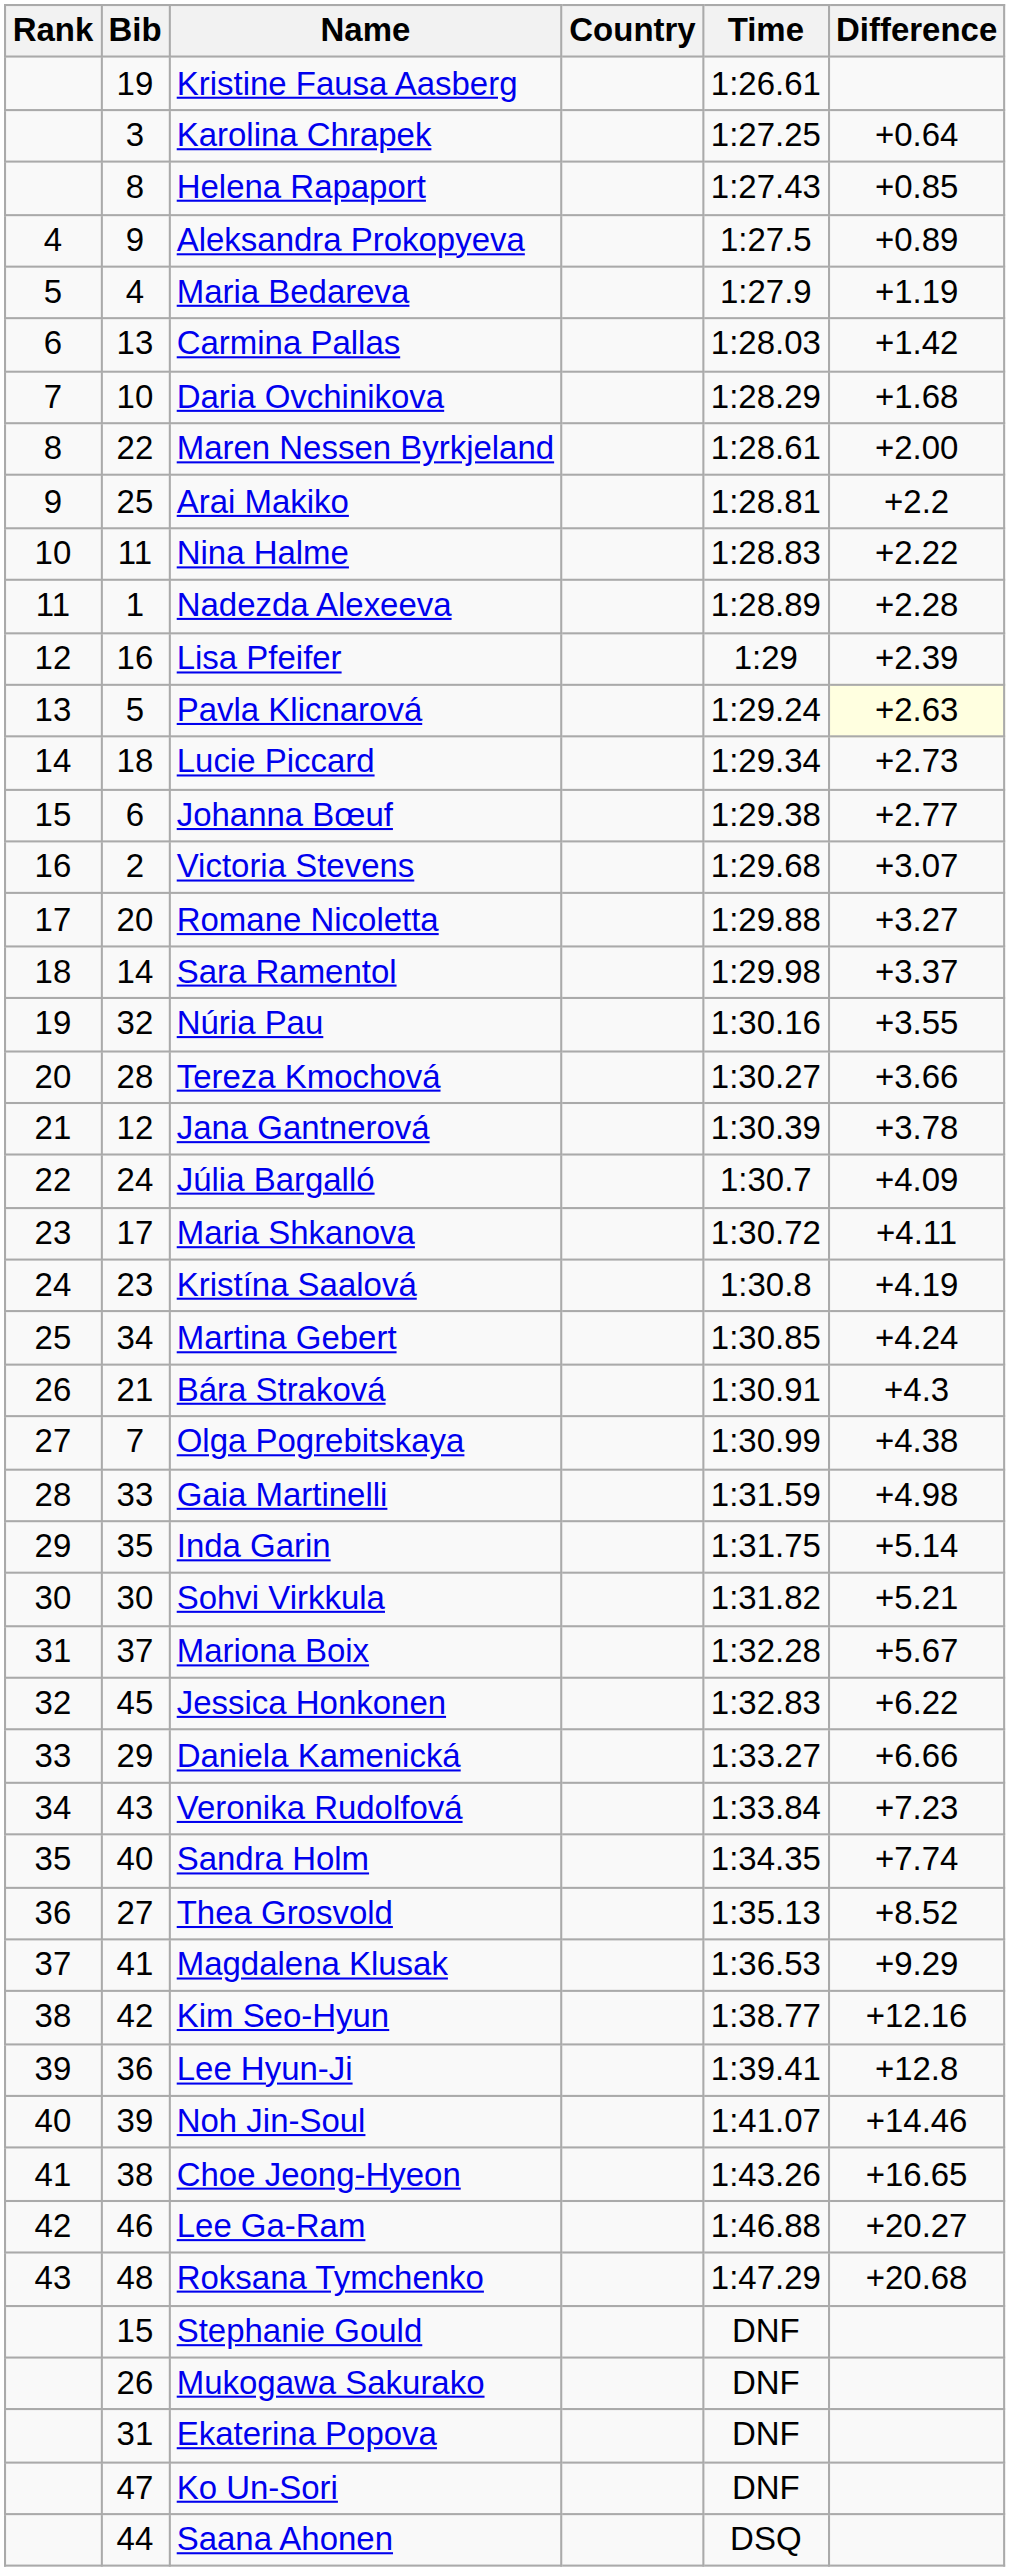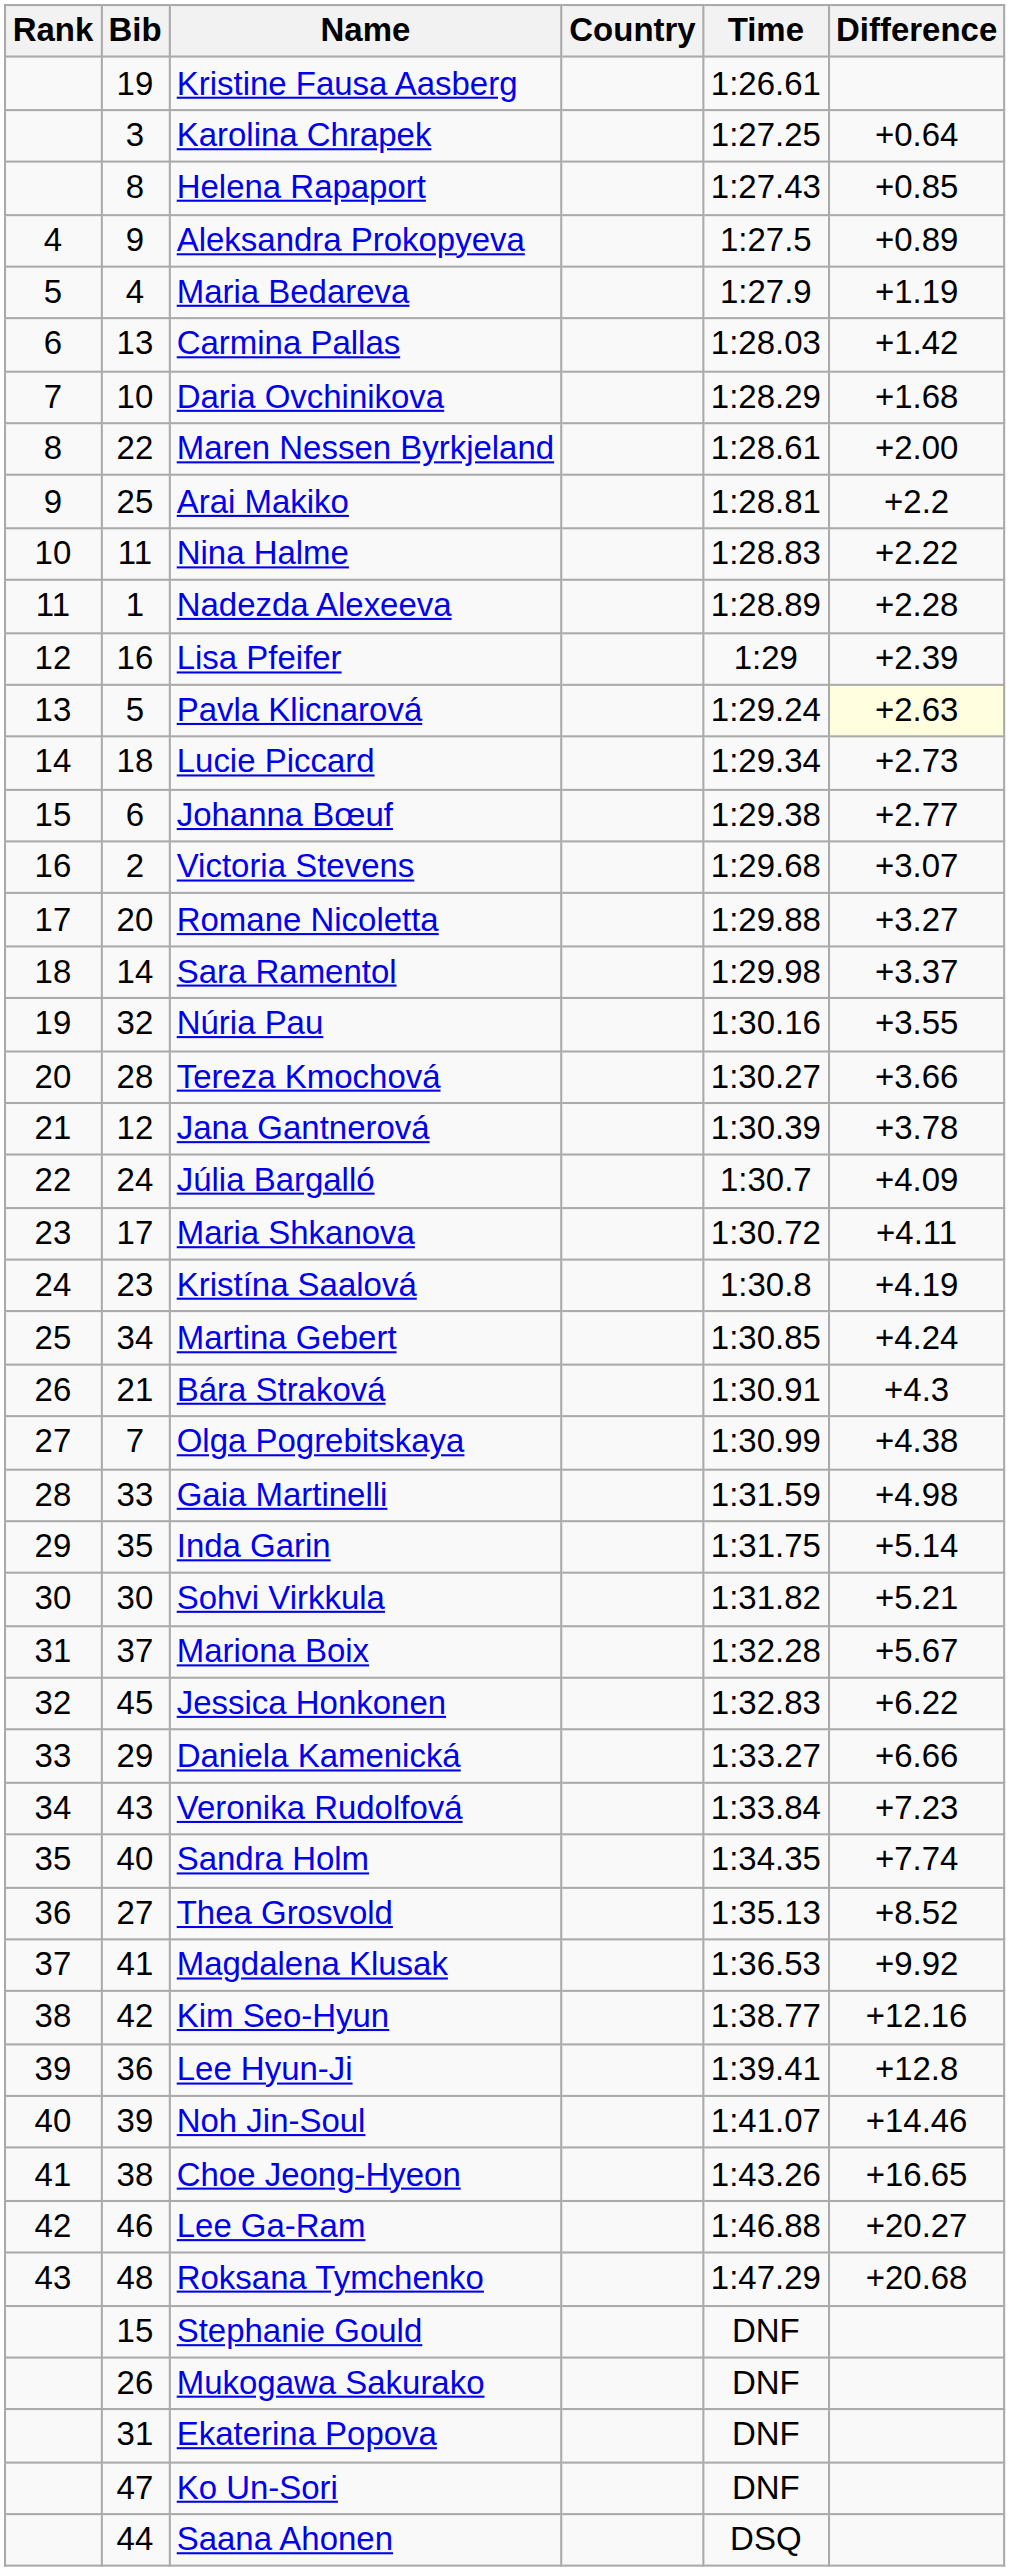(917, 1964) +9.29 -> (917, 1964) +9.92
